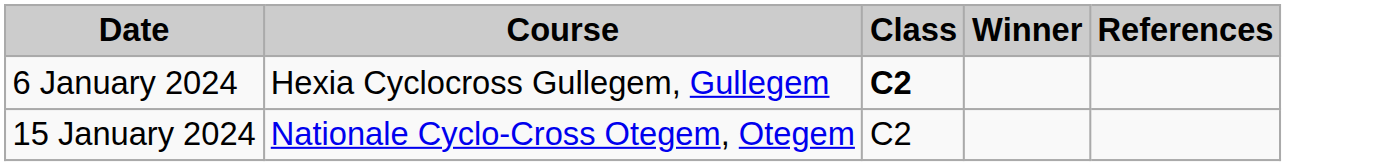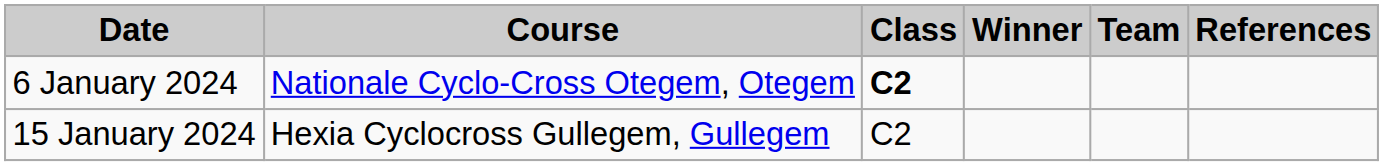+ column: (1139, 30)
(550, 82) Hexia Cyclocross Gullegem, Gullegem -> (563, 82) Nationale Cyclo-Cross Otegem, Otegem
(563, 133) Nationale Cyclo-Cross Otegem, Otegem -> (550, 133) Hexia Cyclocross Gullegem, Gullegem
